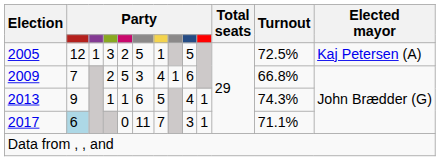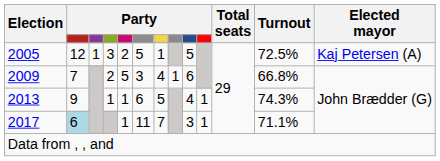(125, 122) 0 -> (125, 122) 1
